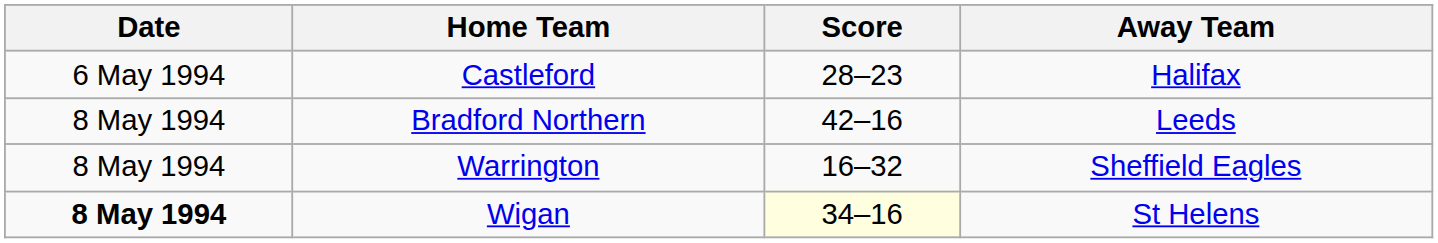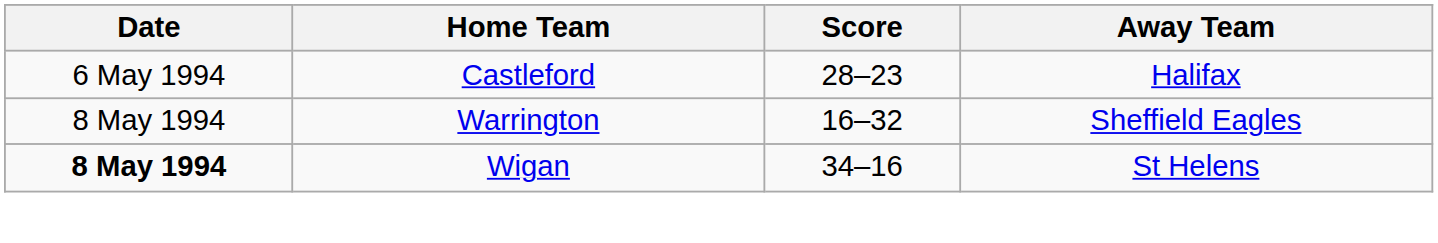- row: (528, 120)
(862, 213) lightyellow background -> (862, 167) no background
